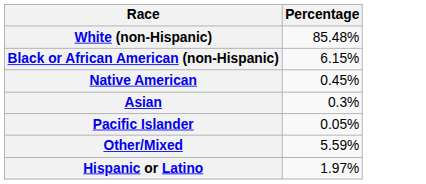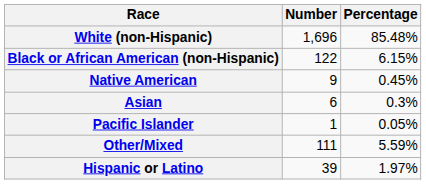+ column: (311, 15)
